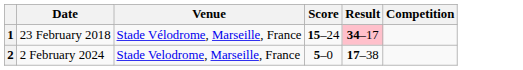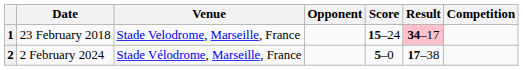+ column: (335, 14)
(209, 34) Stade Vélodrome, Marseille, France -> (208, 34) Stade Velodrome, Marseille, France
(208, 55) Stade Velodrome, Marseille, France -> (209, 55) Stade Vélodrome, Marseille, France
